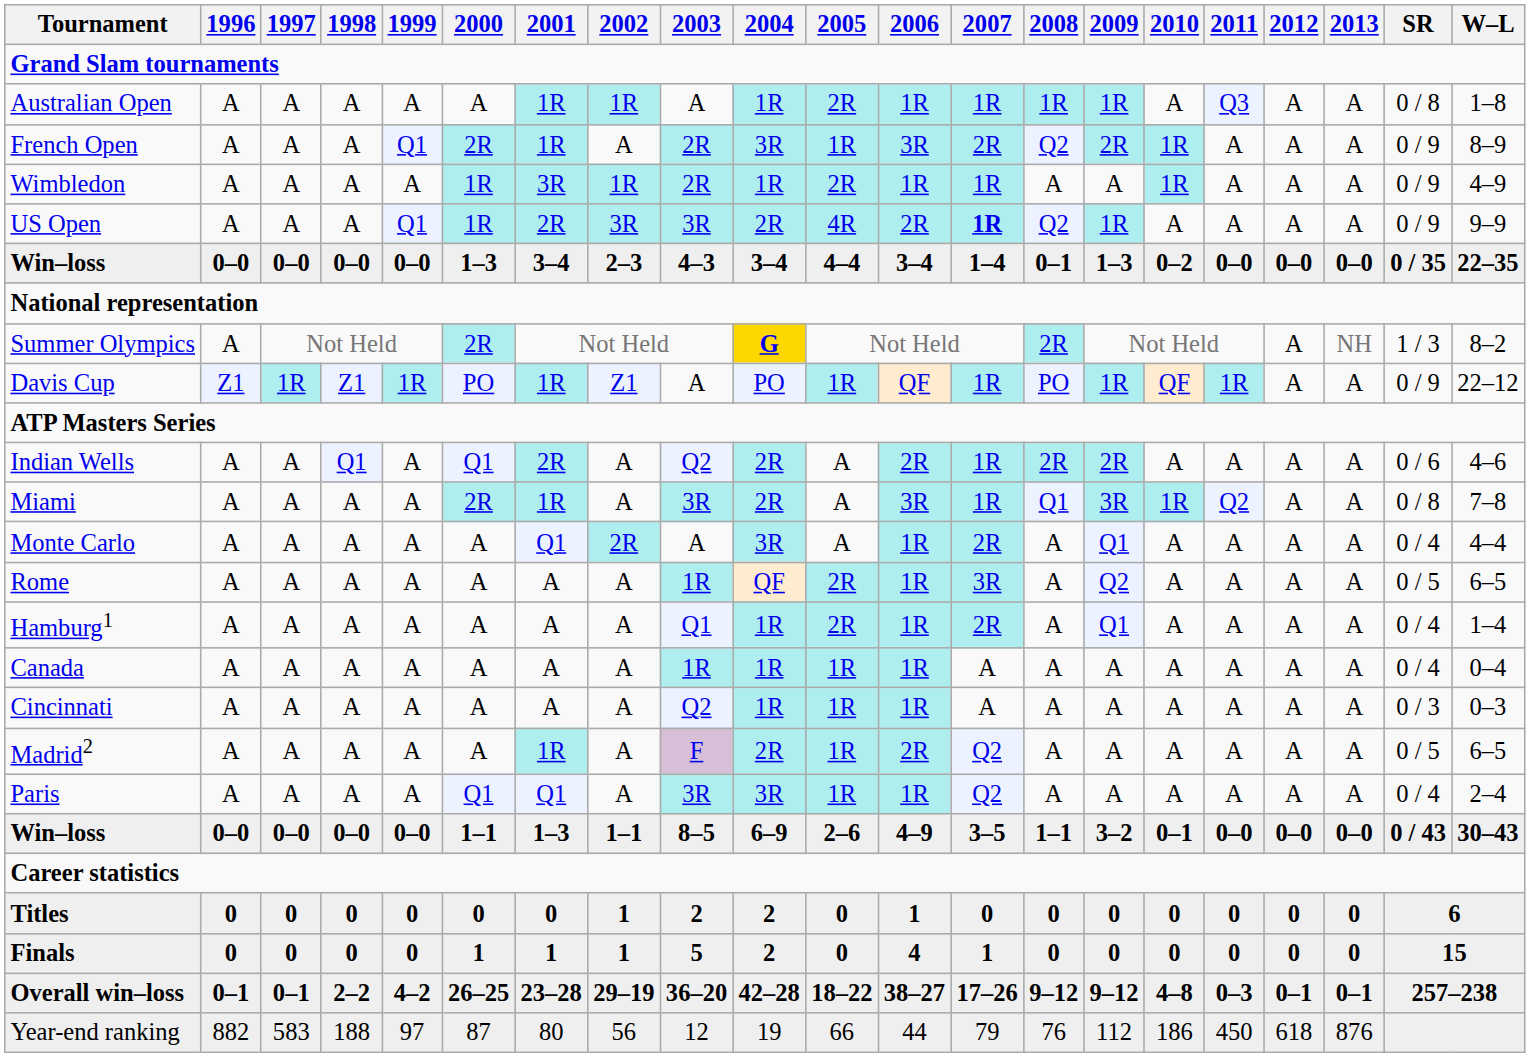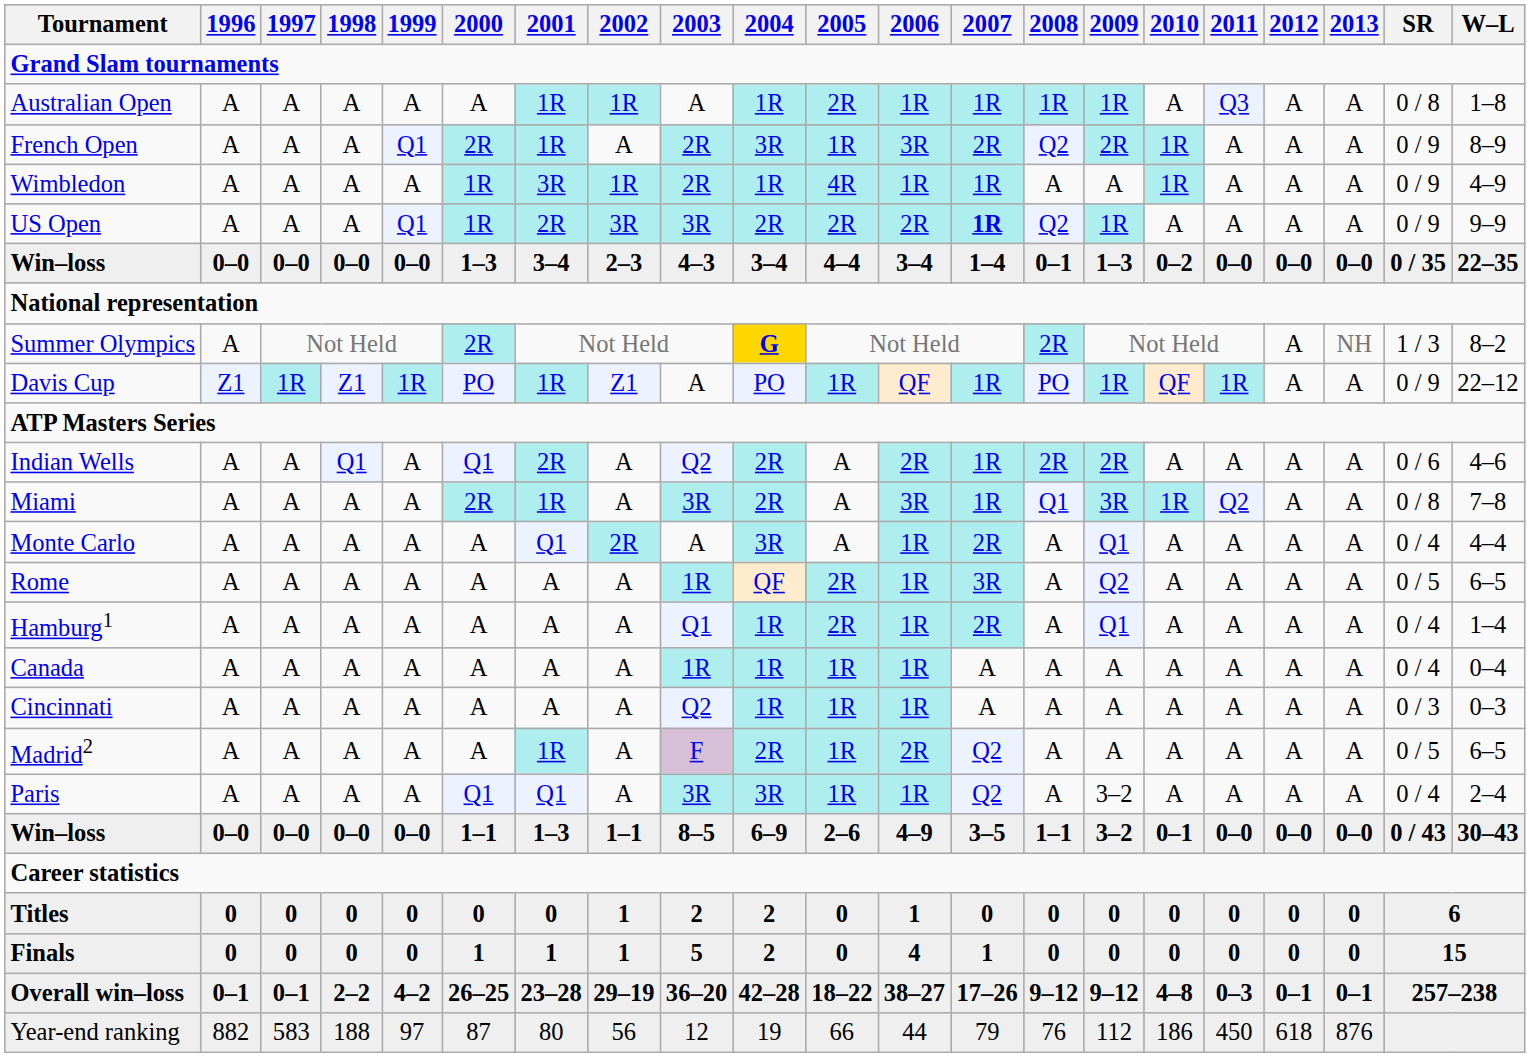(842, 183) 2R -> (842, 183) 4R
(842, 222) 4R -> (842, 222) 2R
(1114, 793) A -> (1114, 793) 3–2
